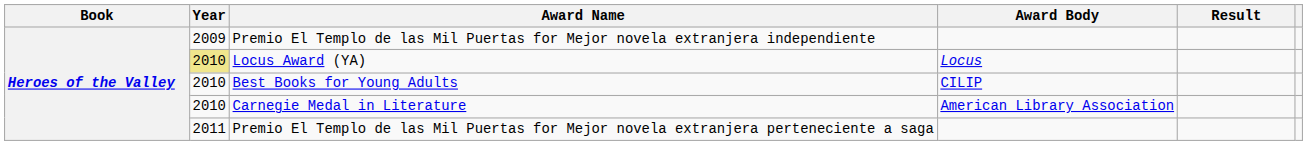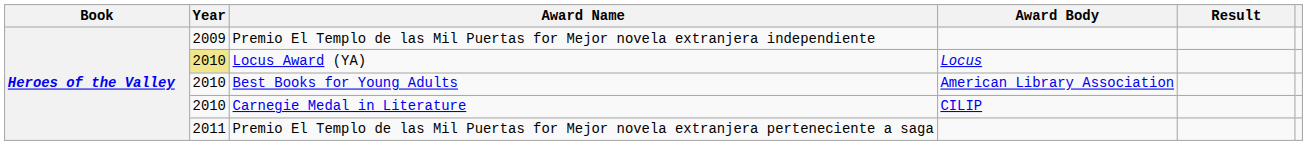(961, 84) CILIP -> (1057, 84) American Library Association
(1057, 107) American Library Association -> (961, 107) CILIP
